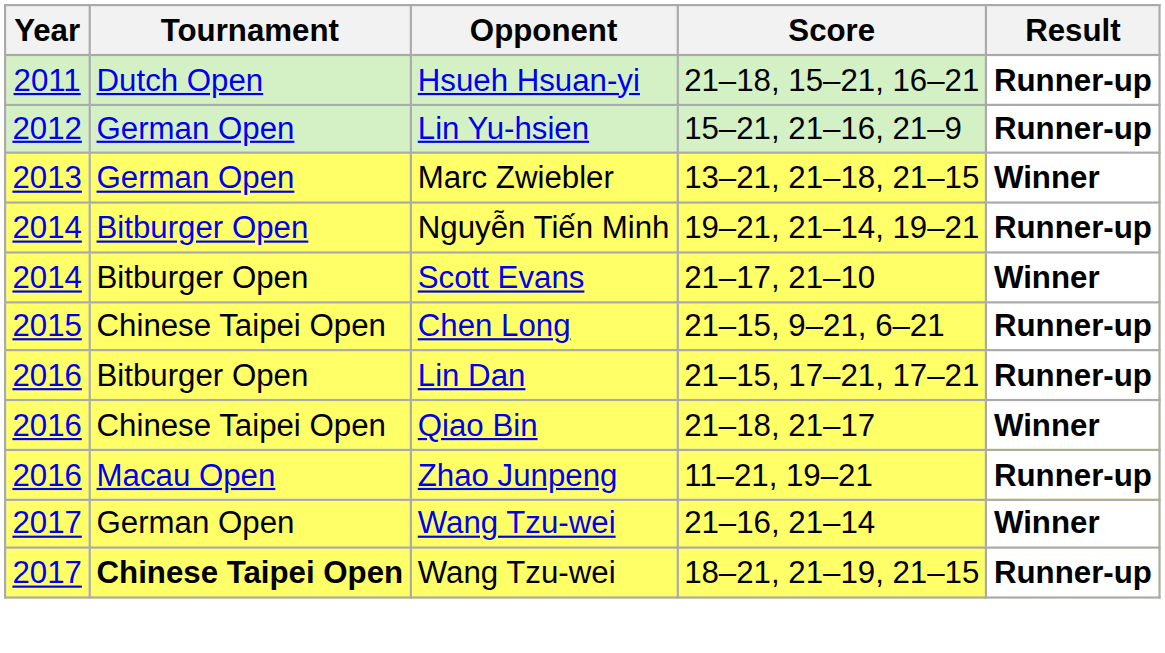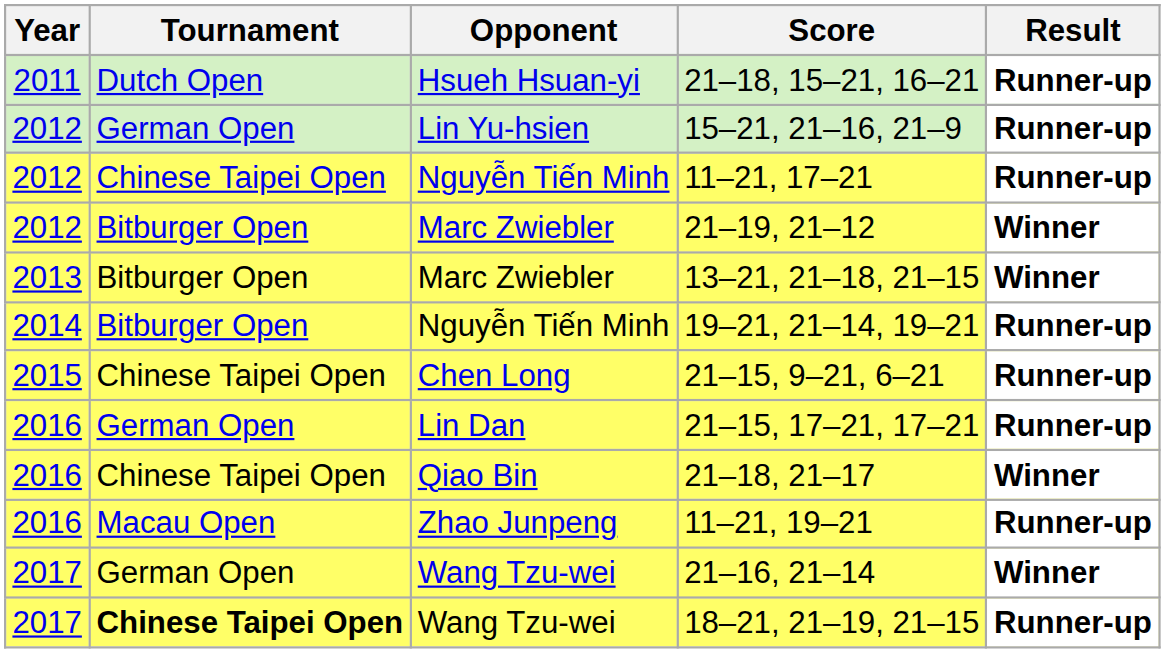+ row: (778, 178)
+ row: (780, 228)
(195, 178) German Open -> (202, 277) Bitburger Open
- row: (780, 277)
(202, 376) Bitburger Open -> (195, 425) German Open
